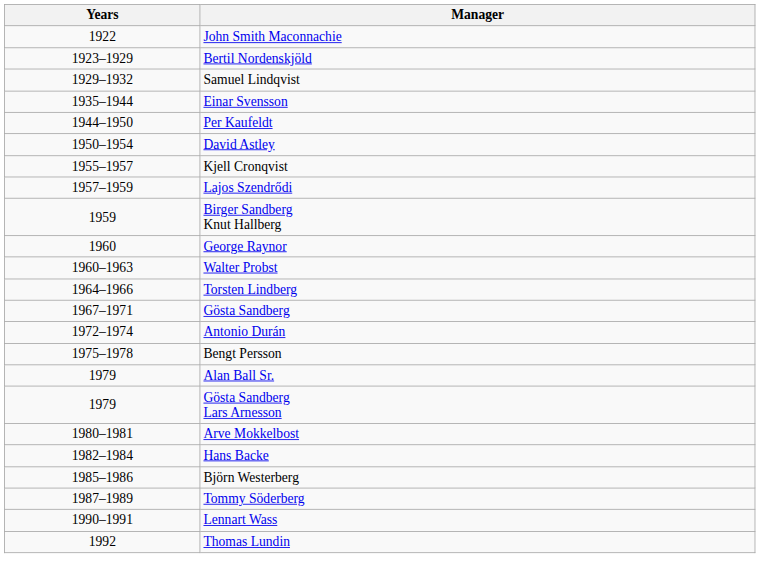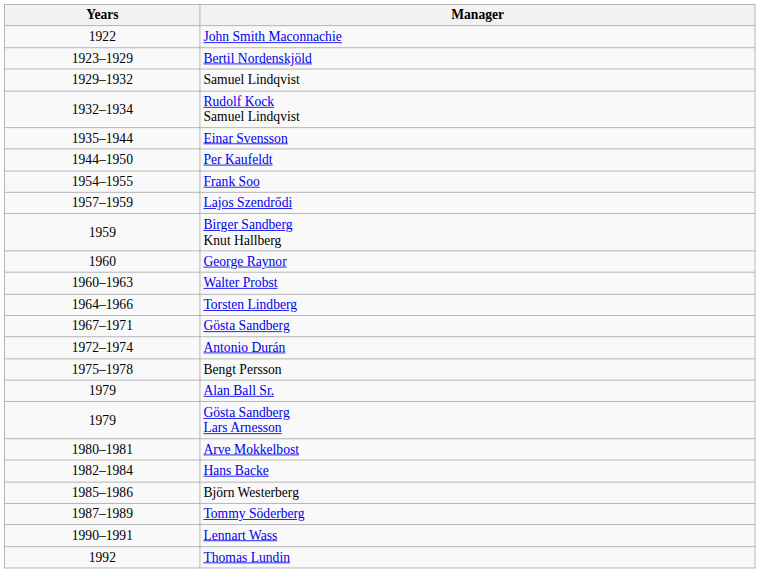+ row: (252, 109)
- row: (239, 144)
+ row: (232, 181)
- row: (246, 166)
